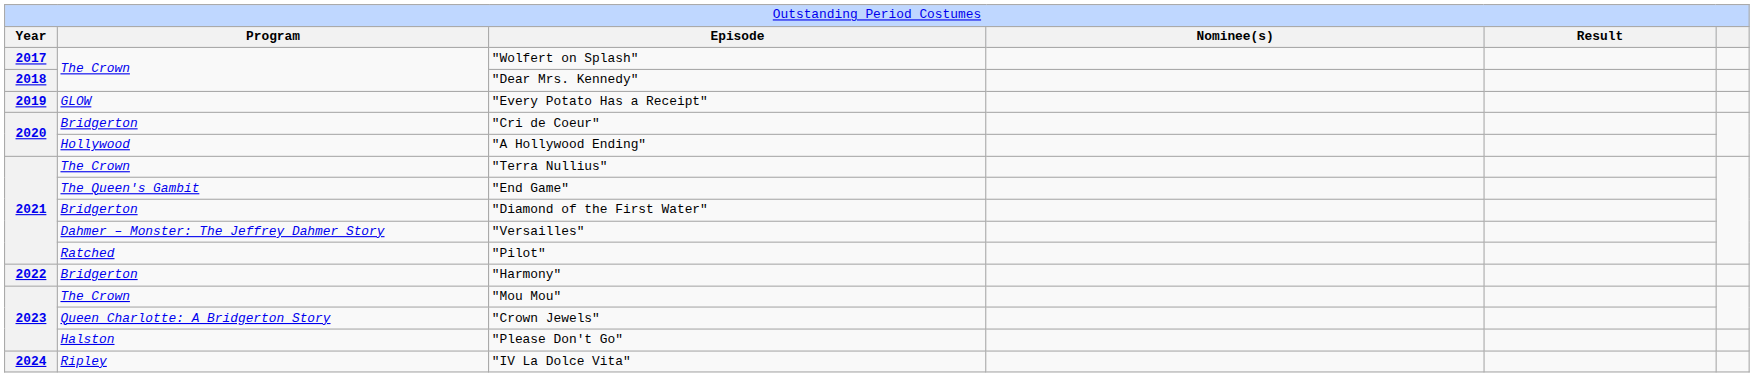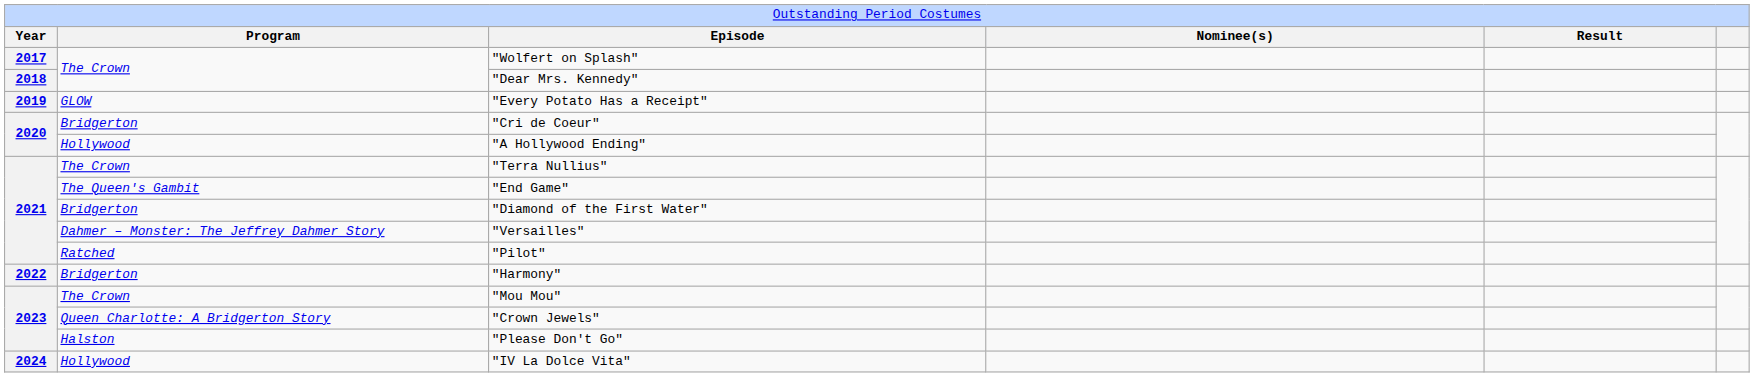(84, 361) Ripley -> (95, 361) Hollywood
